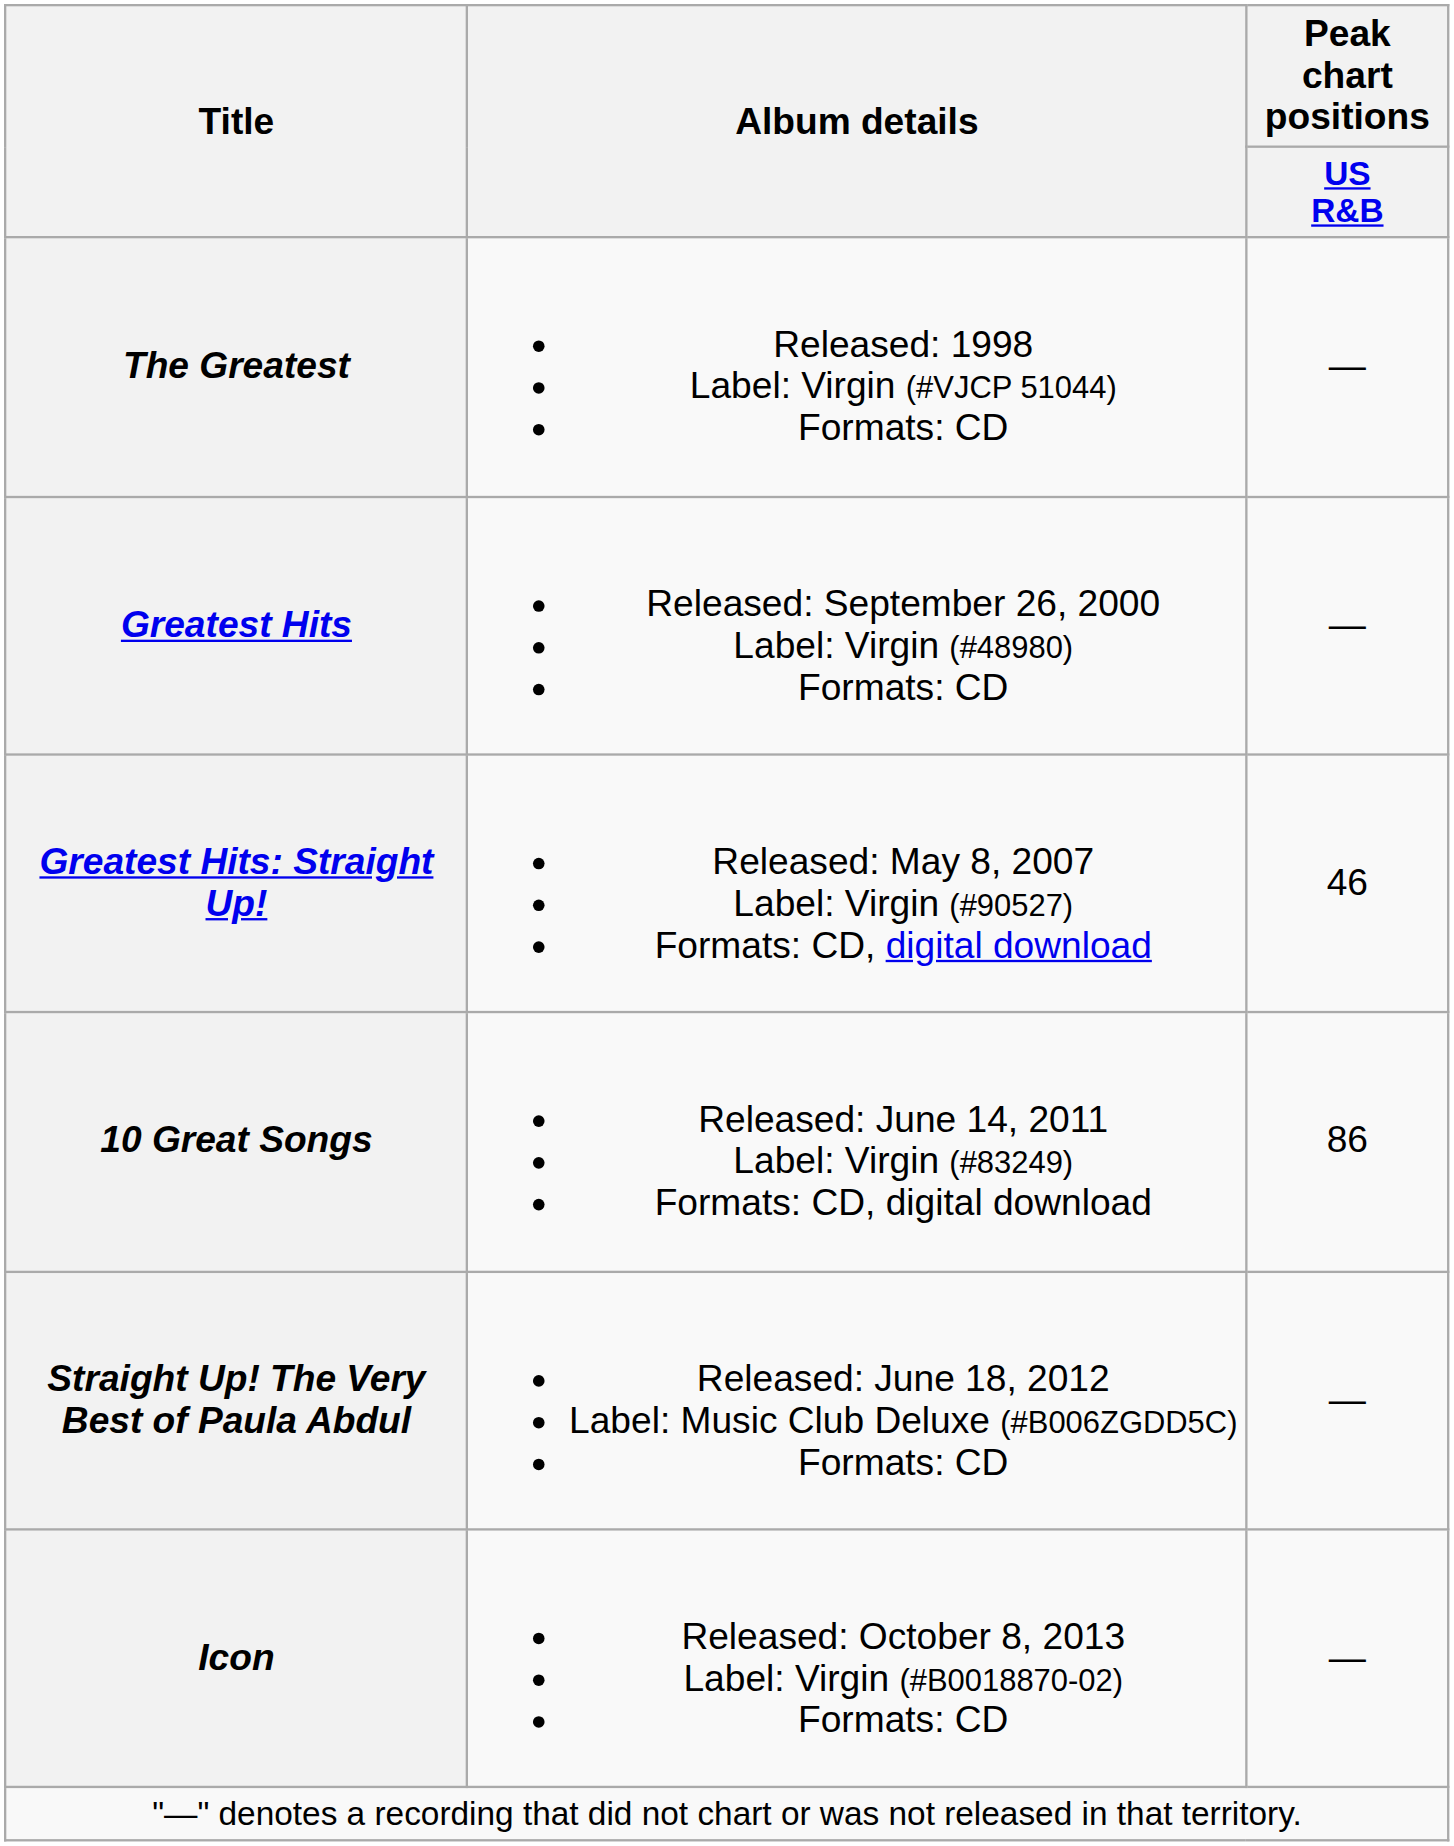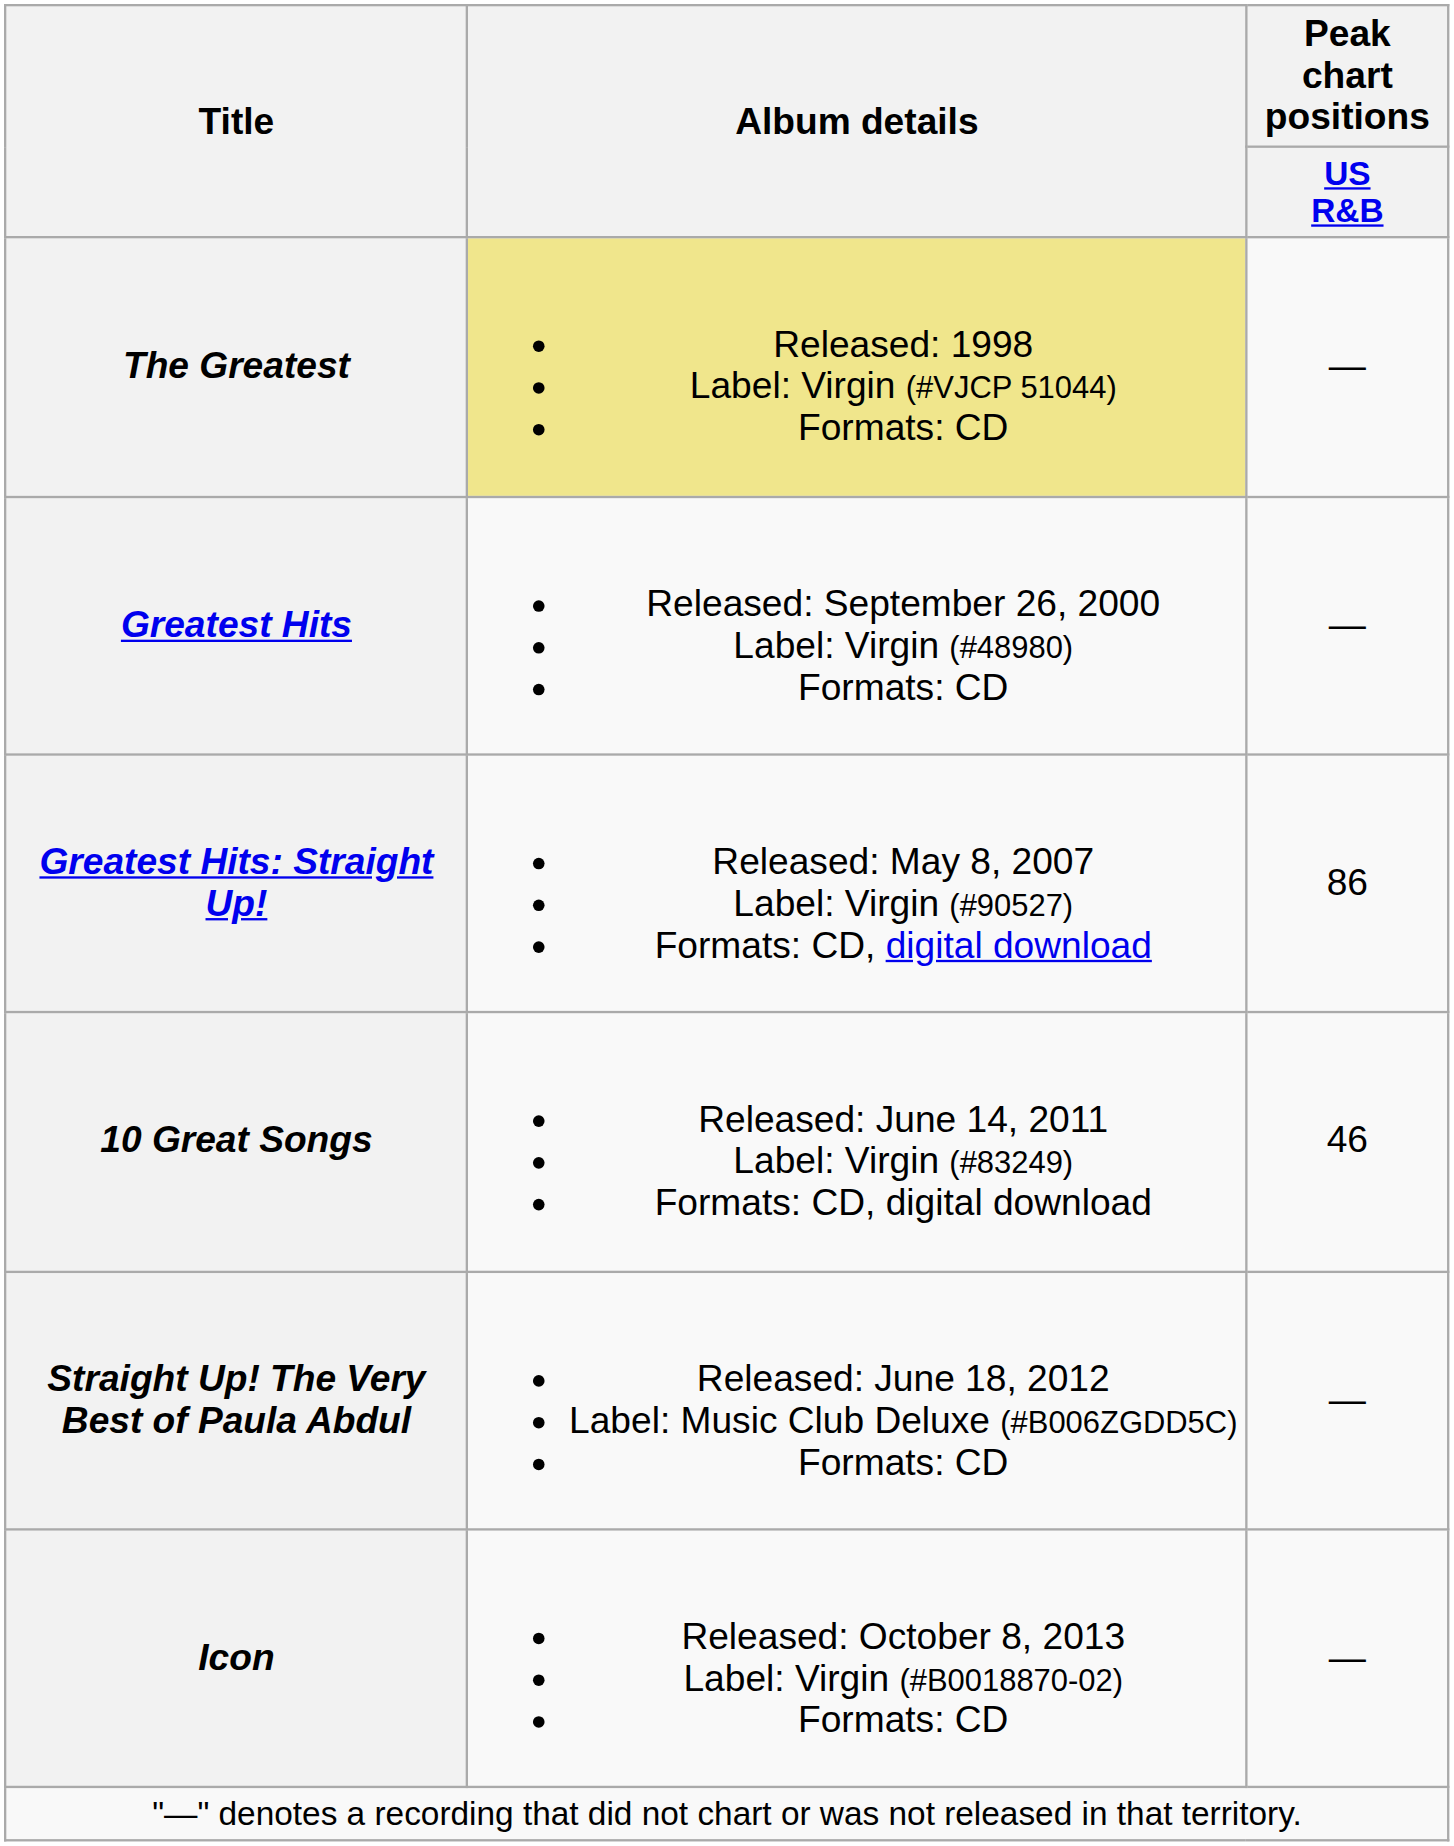(857, 388) no background -> (857, 388) khaki background
(1347, 882) 46 -> (1347, 882) 86
(1347, 1141) 86 -> (1347, 1141) 46
